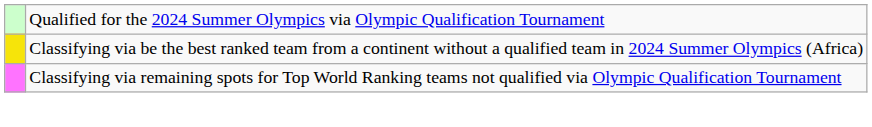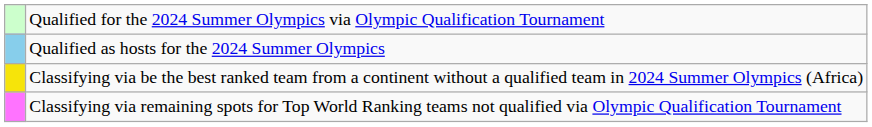+ row: (207, 48)
